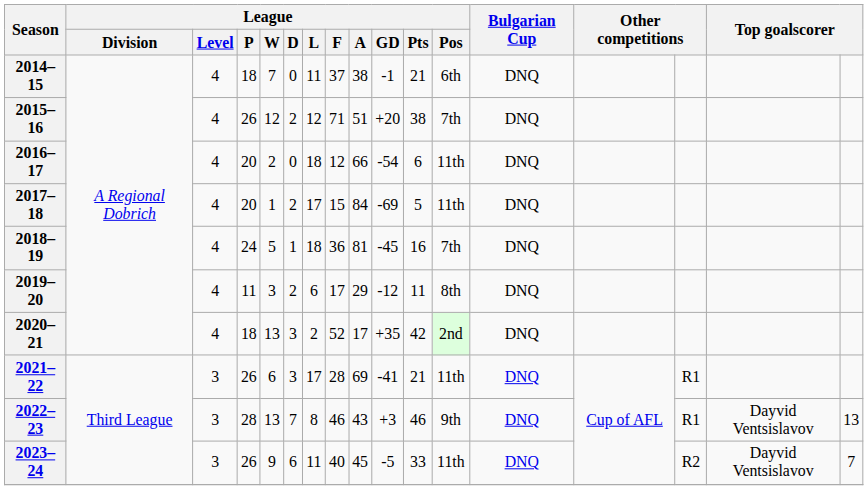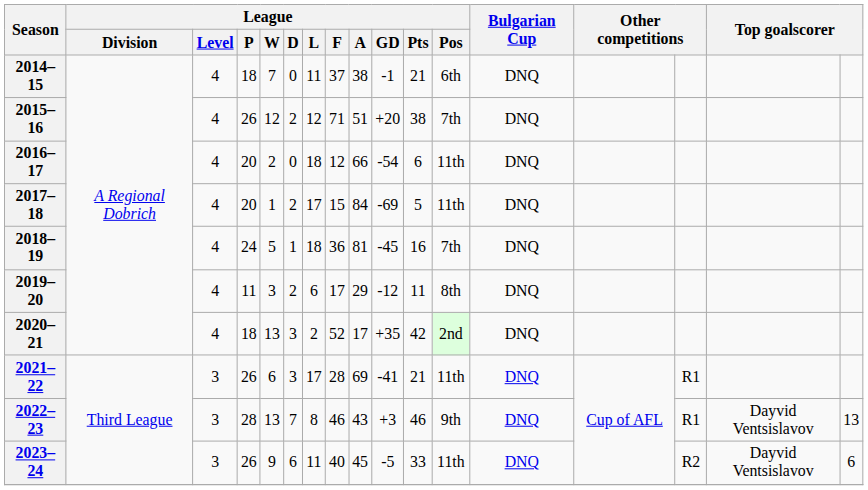(851, 462) 7 -> (851, 462) 6
